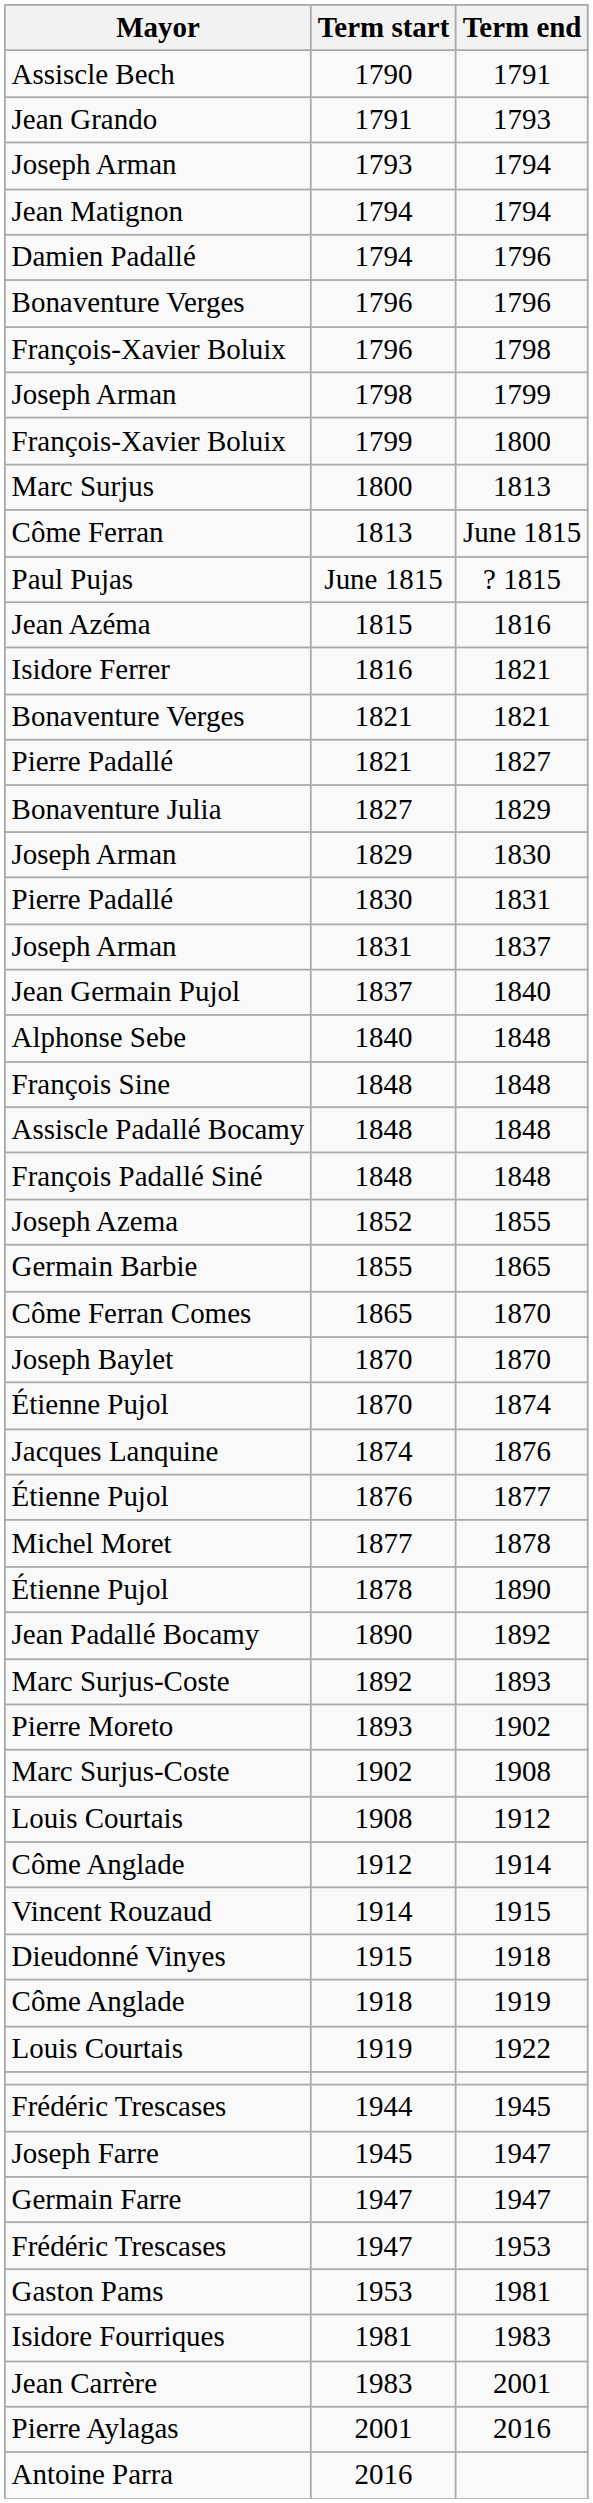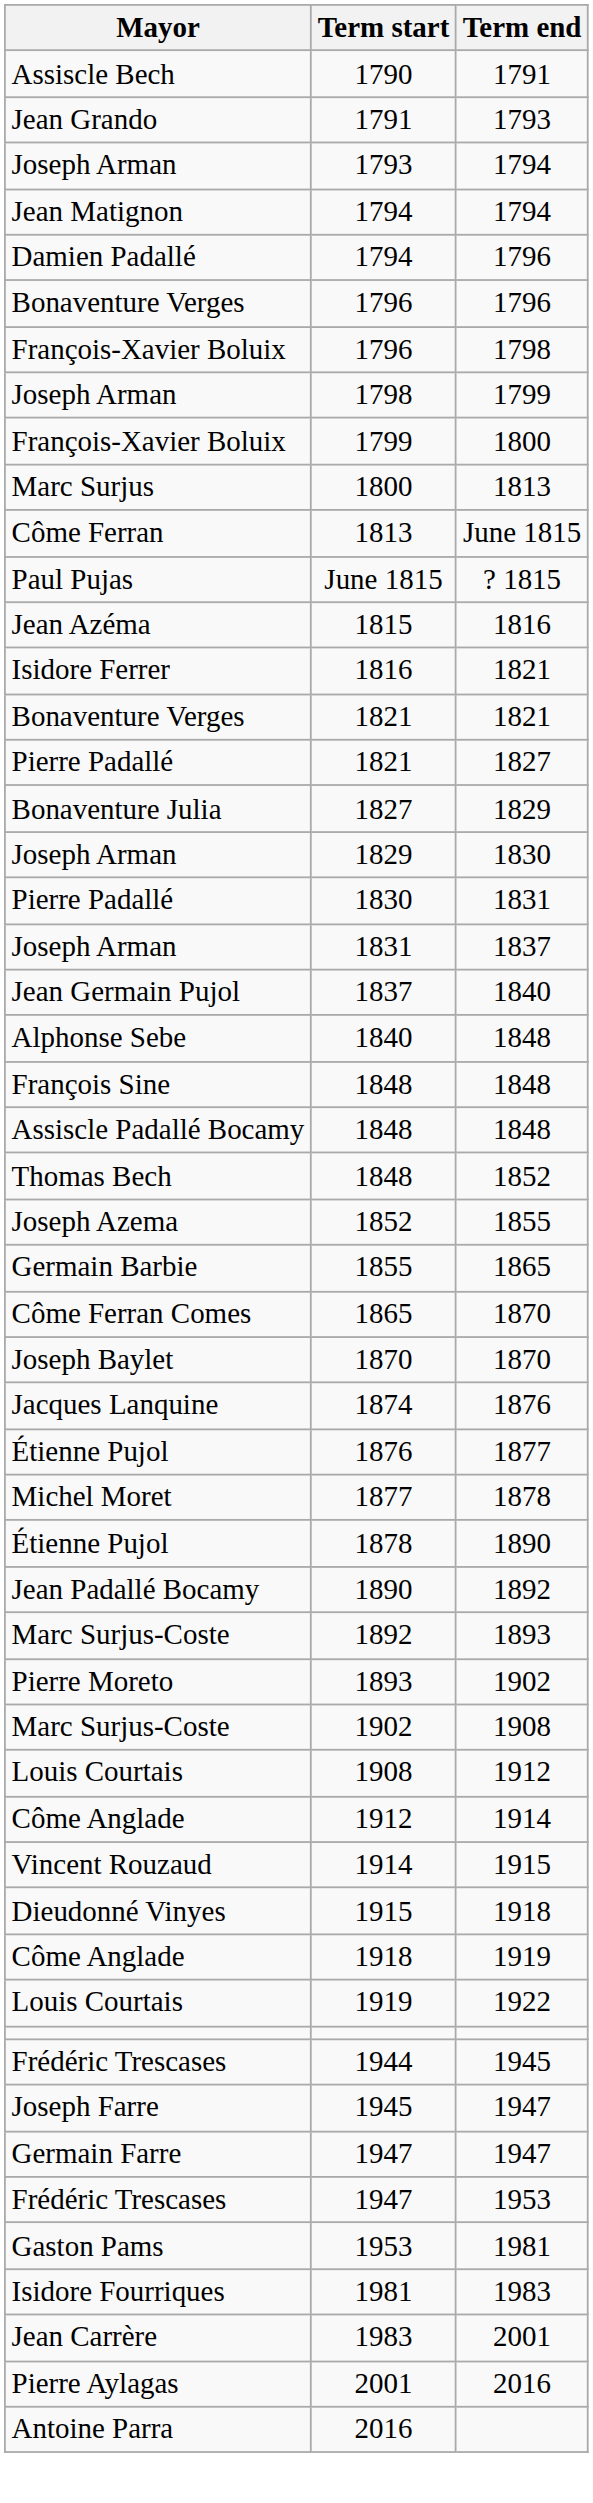- row: (137, 1175)
+ row: (92, 1175)
- row: (90, 1405)
